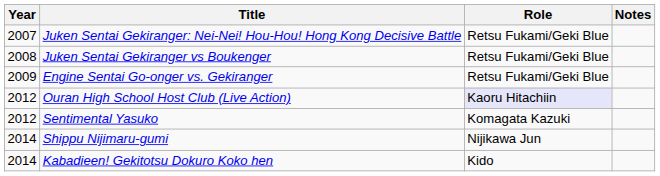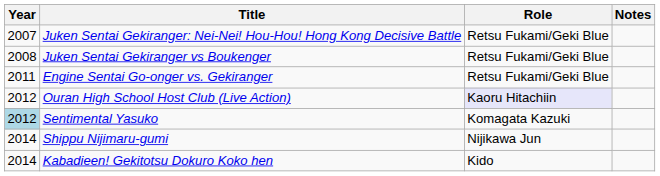(22, 77) 2009 -> (22, 77) 2011
(22, 118) no background -> (22, 118) lightblue background
